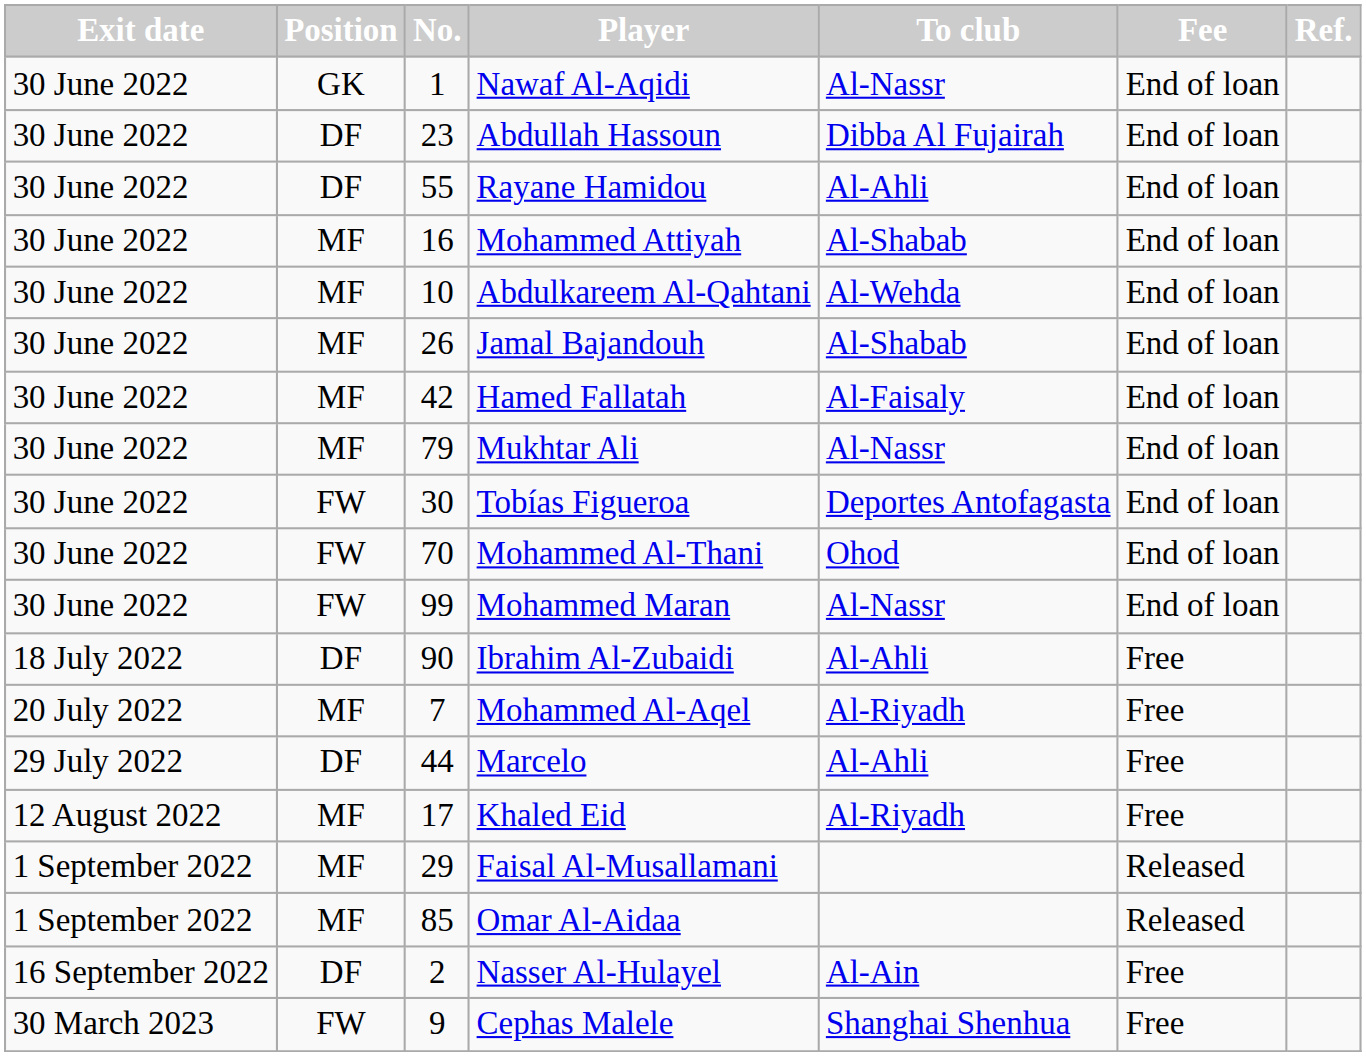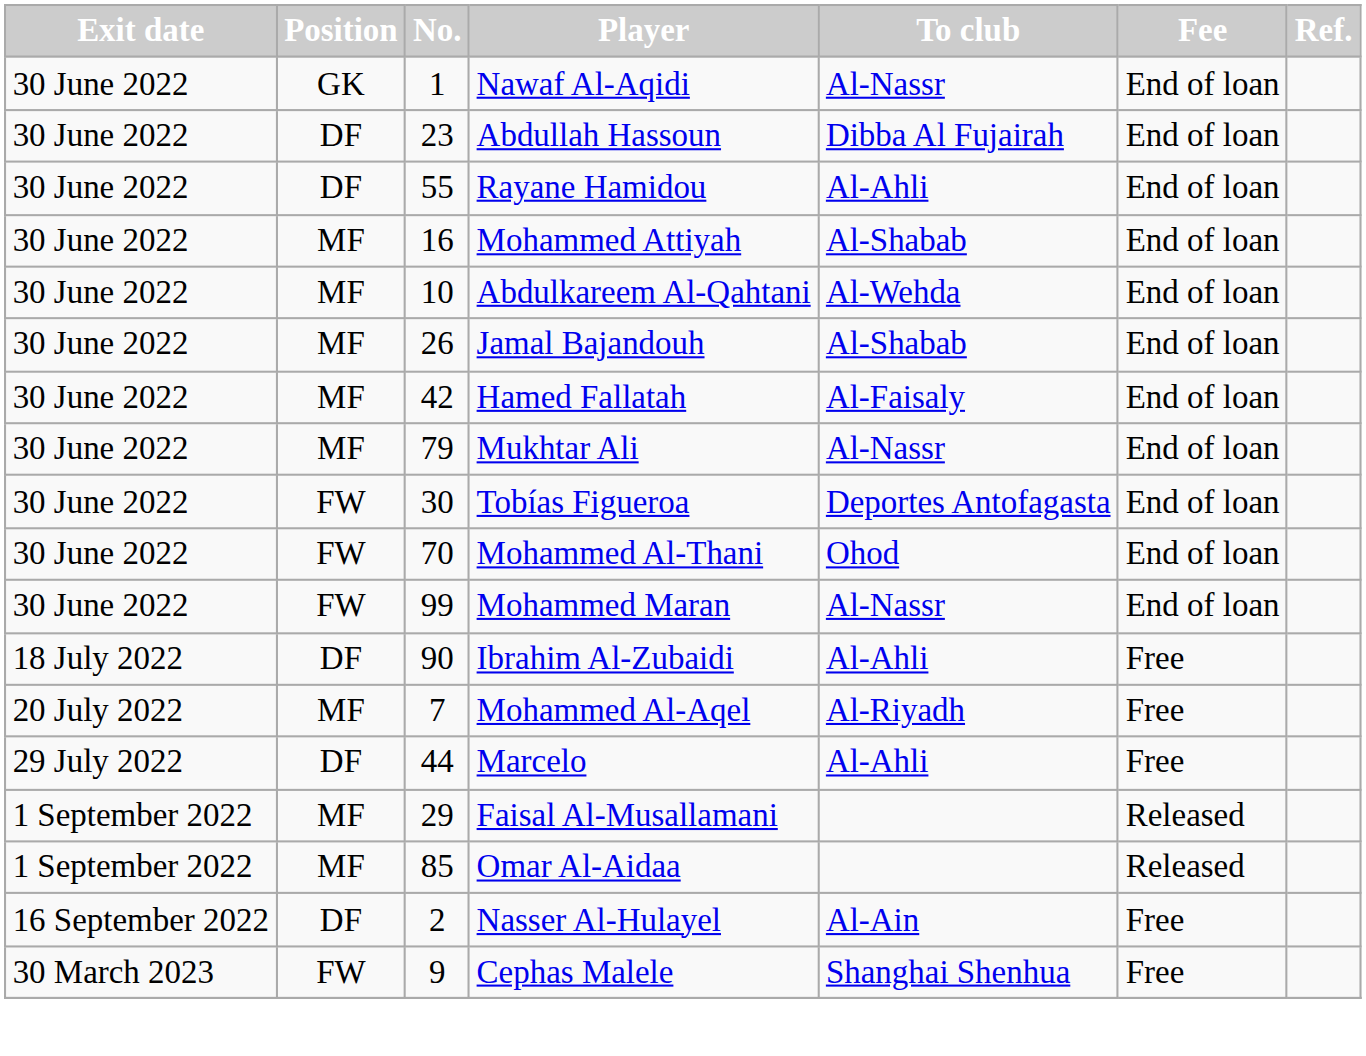- row: (551, 814)
